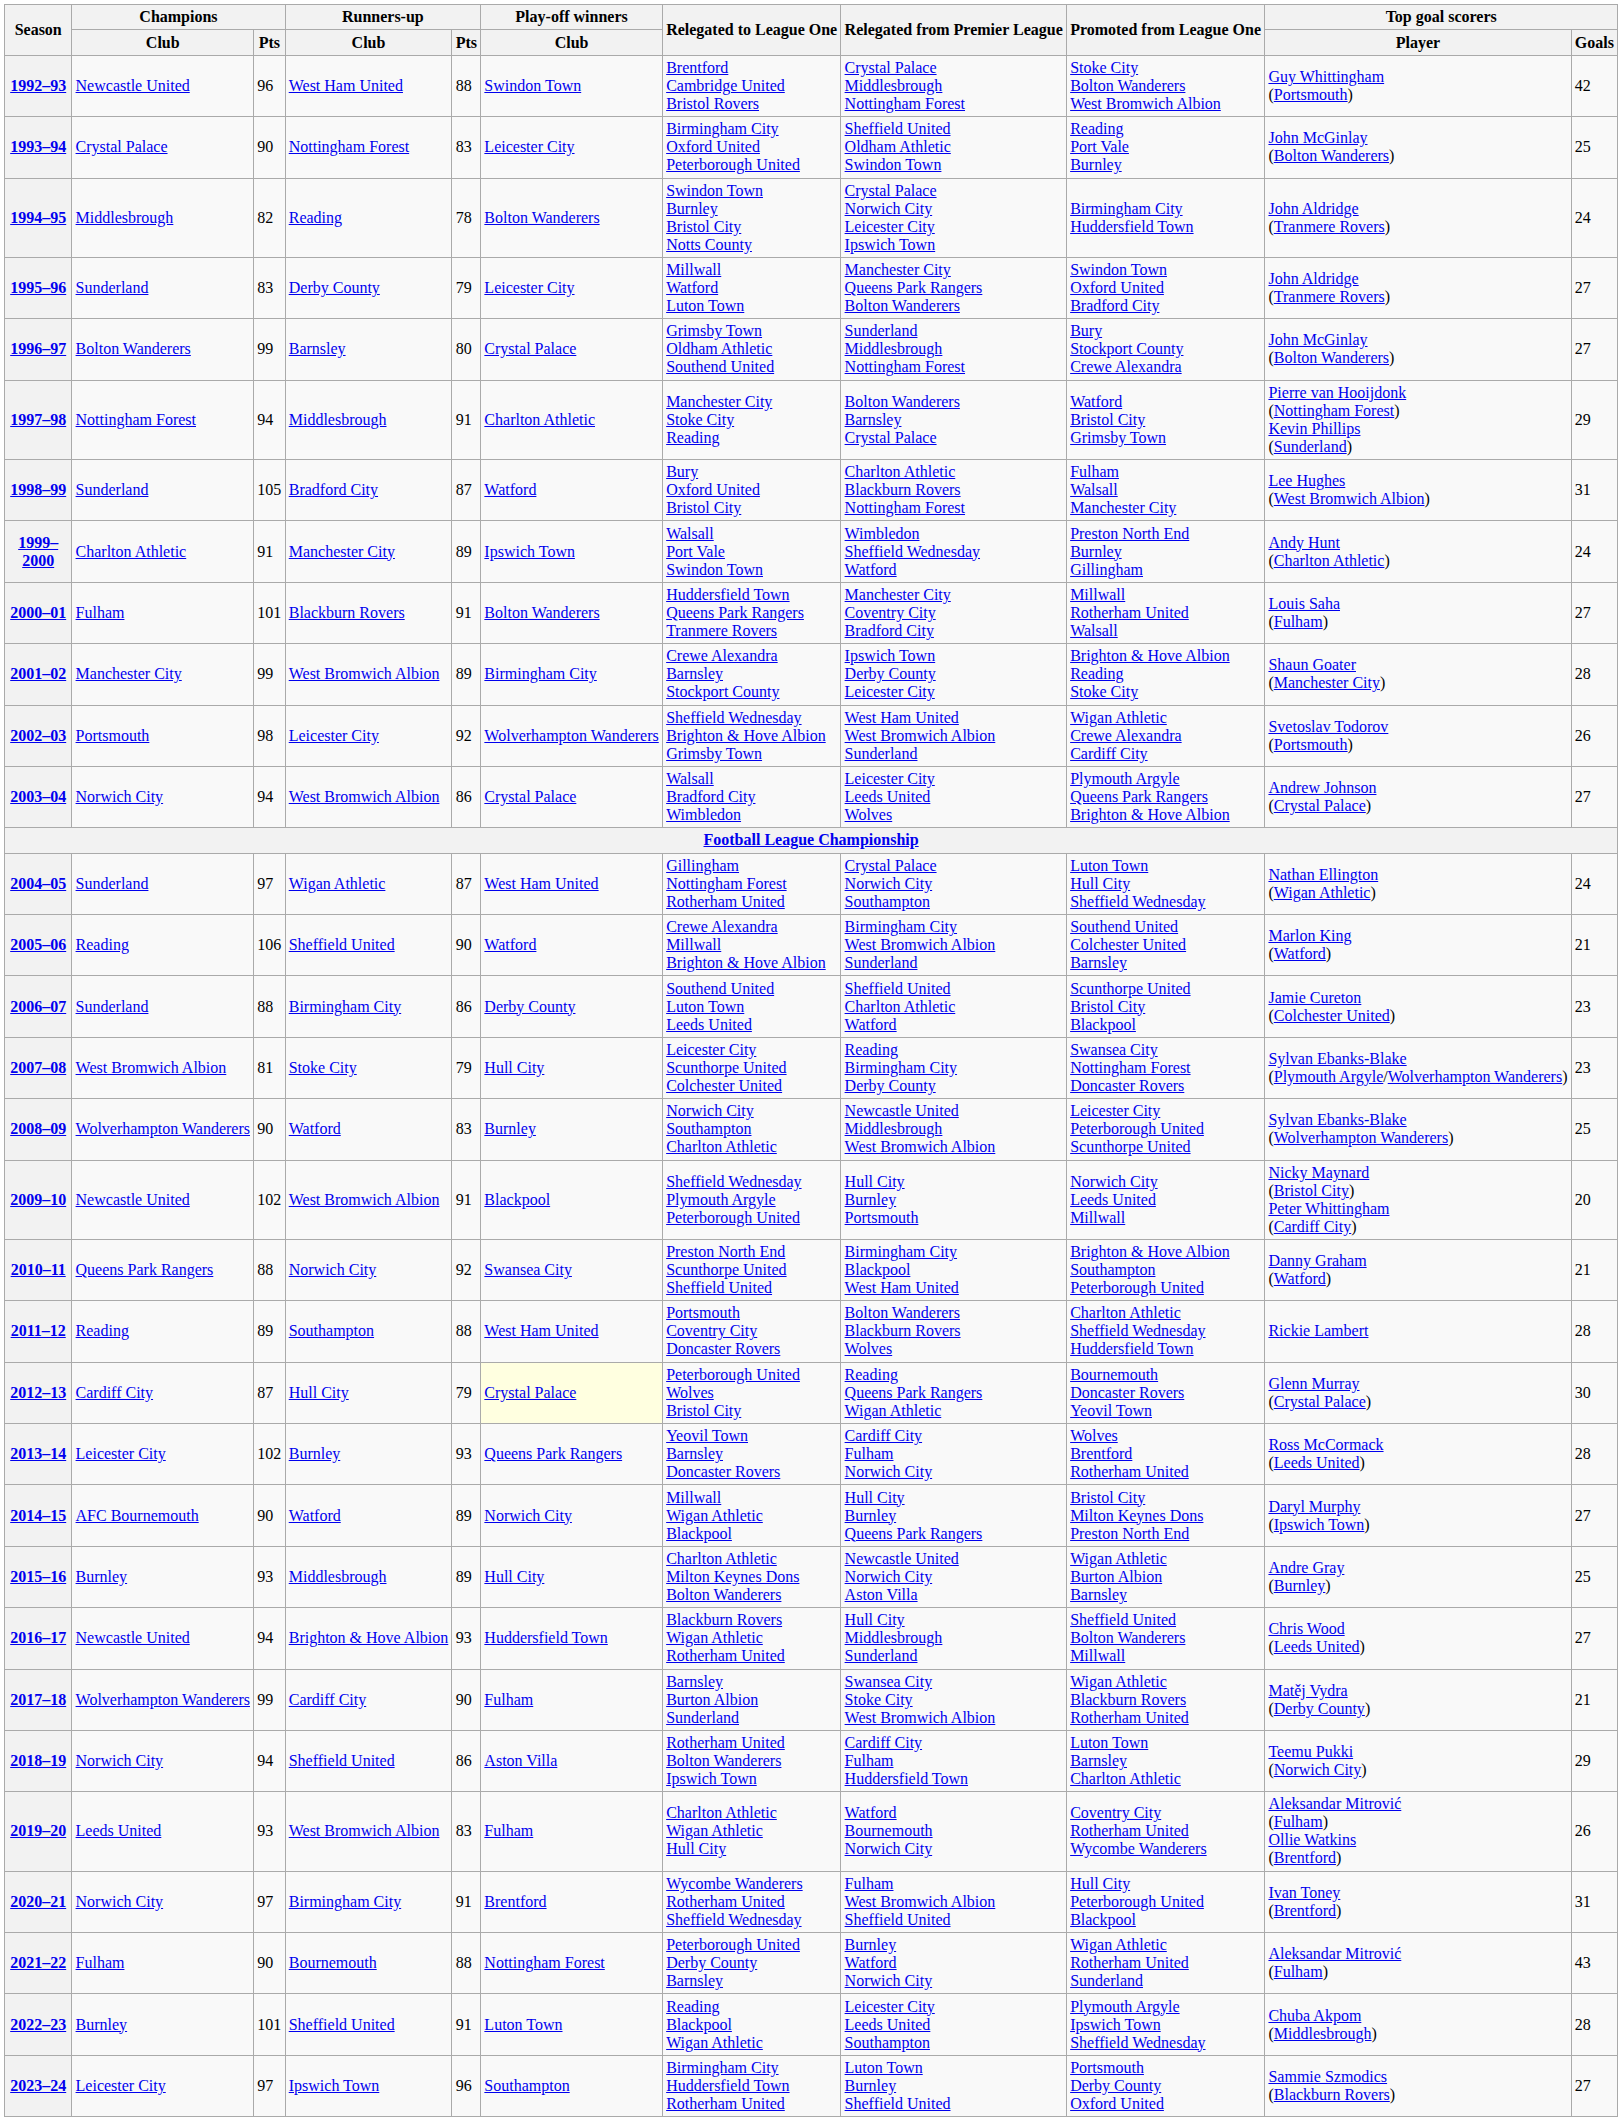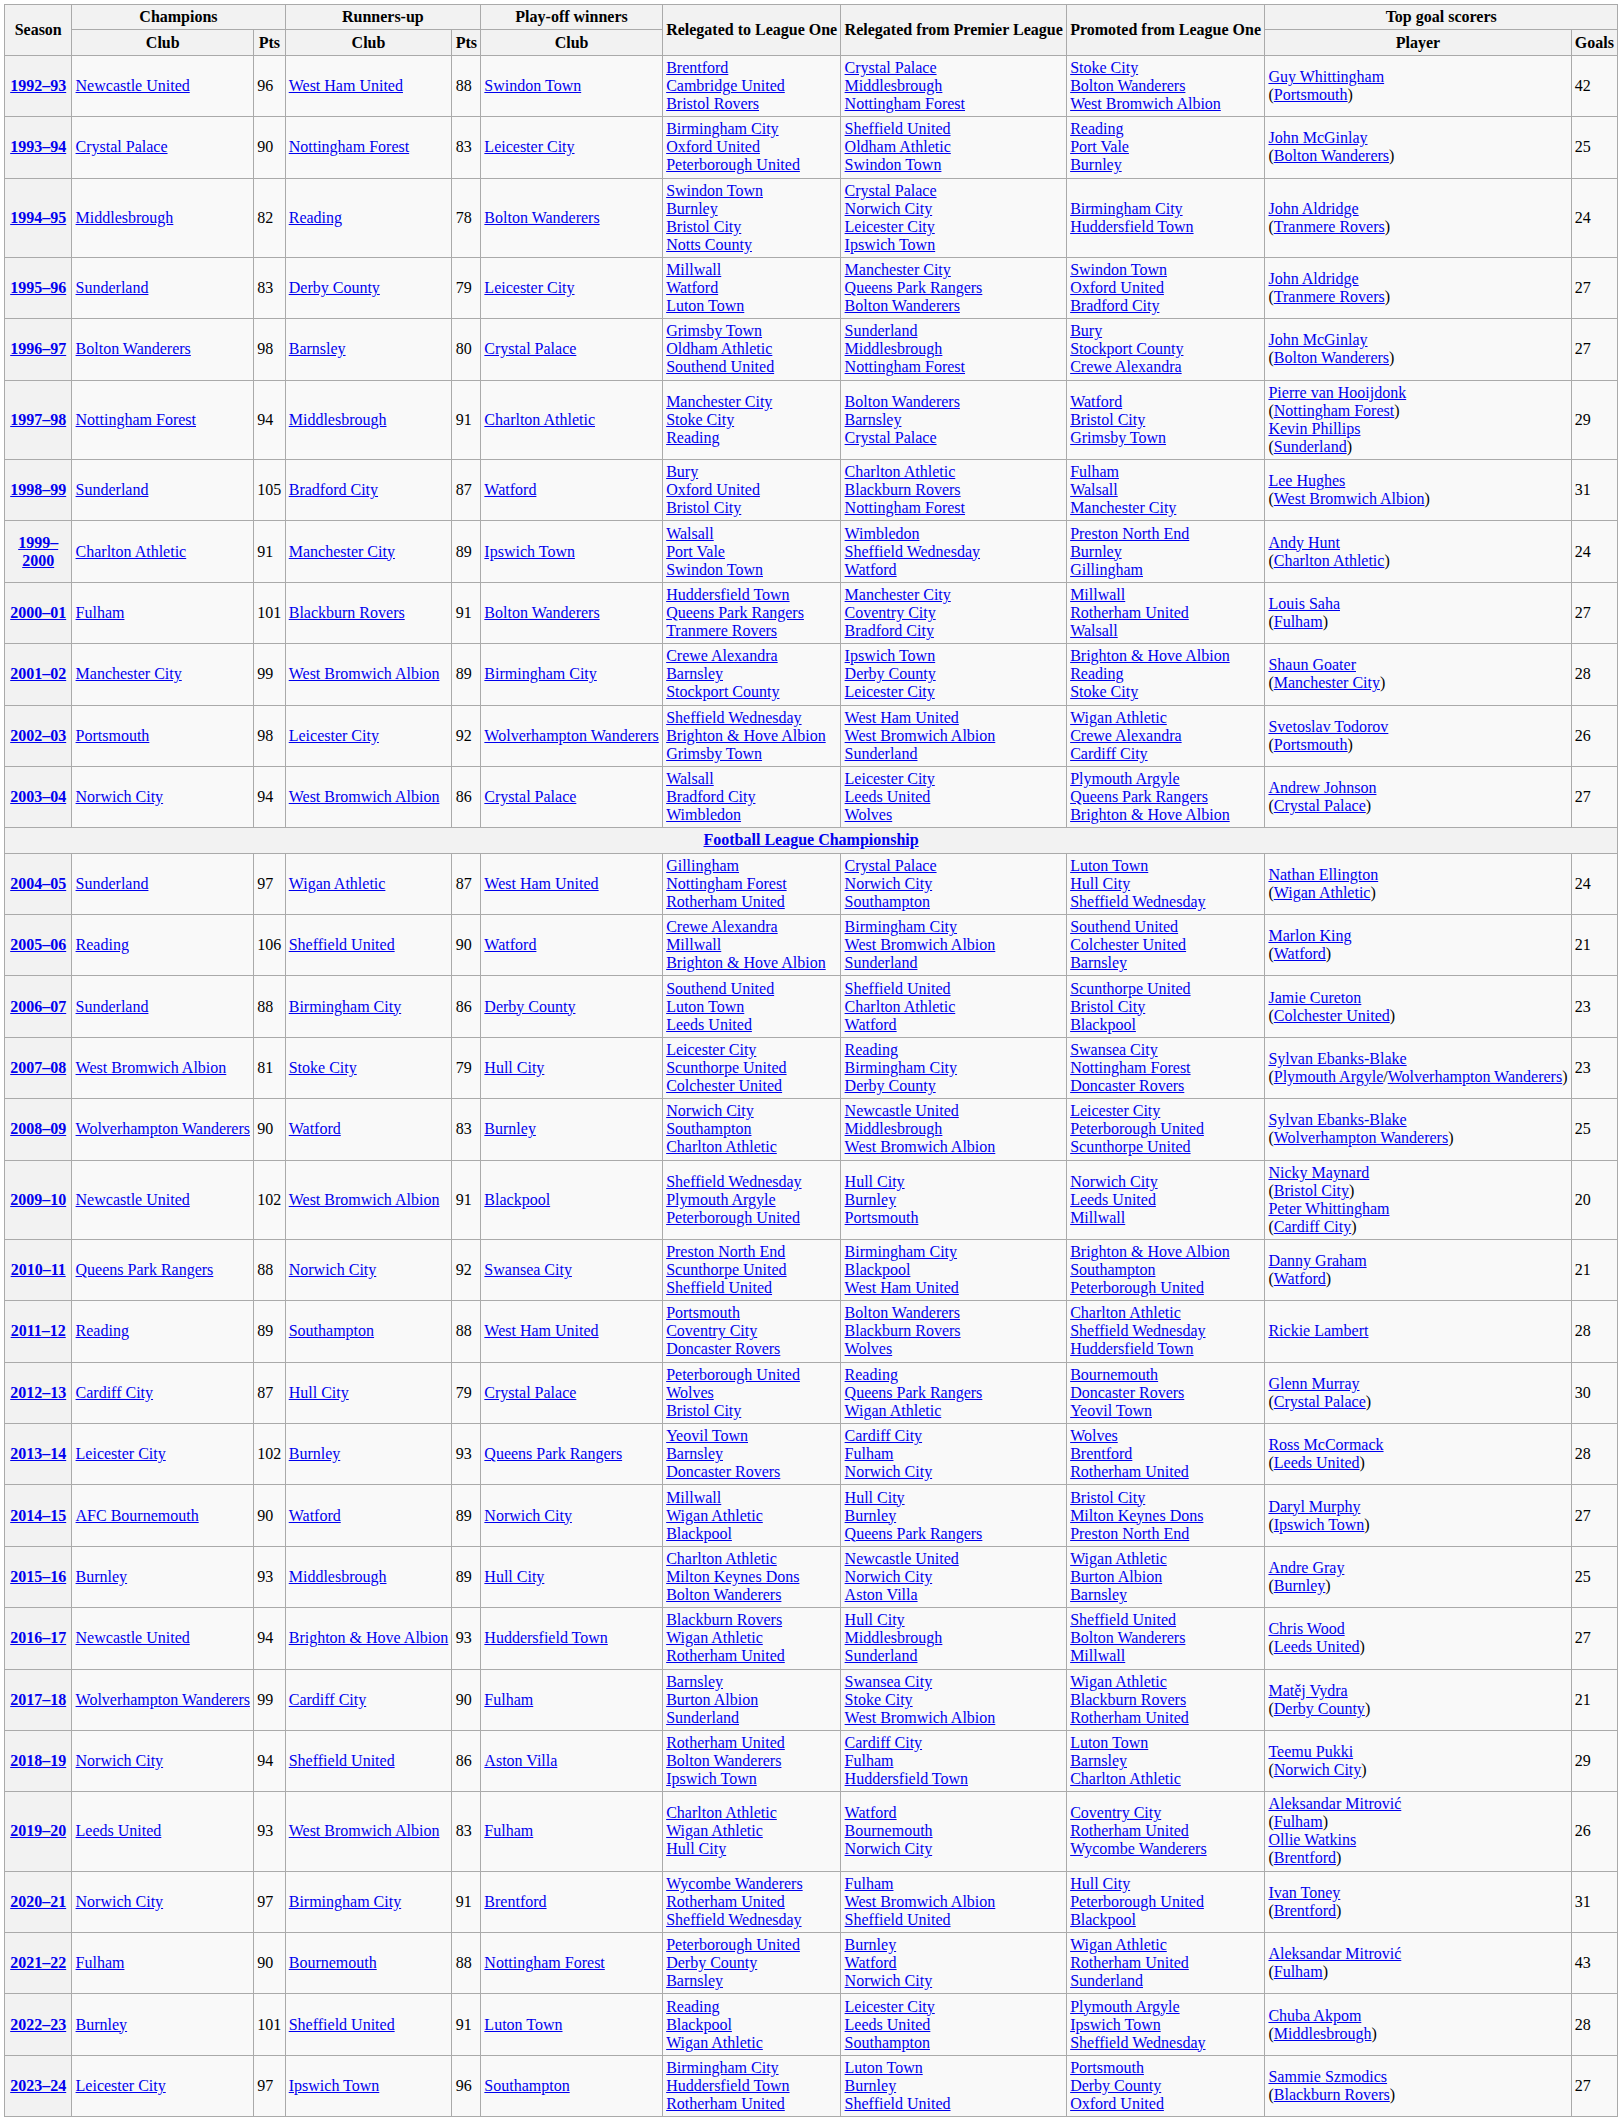(265, 349) 99 -> (265, 349) 98
(530, 1392) lightyellow background -> (530, 1392) no background
